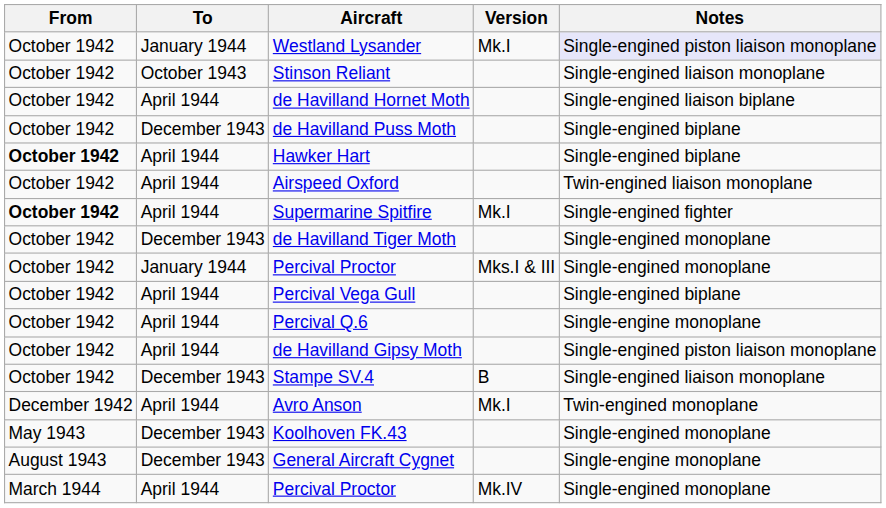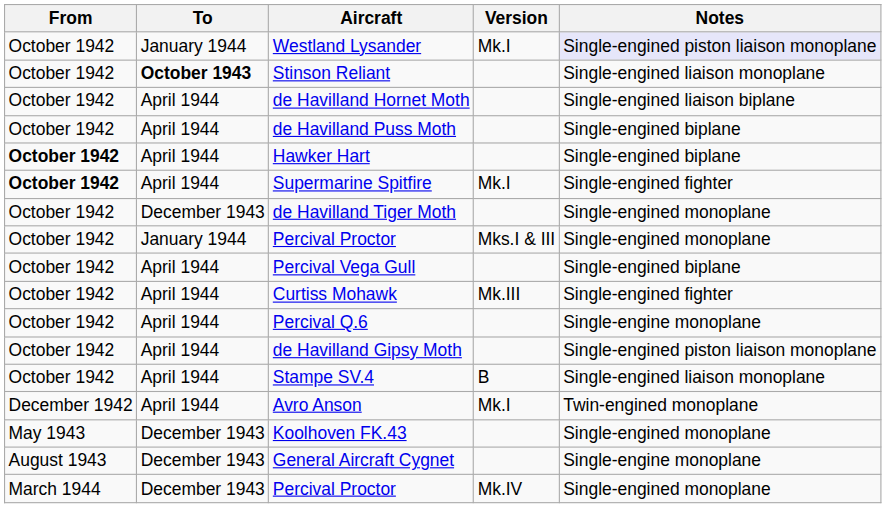(194, 73) normal -> (196, 73) bold
(203, 128) December 1943 -> (180, 128) April 1944
- row: (336, 184)
+ row: (335, 294)
(203, 377) December 1943 -> (180, 377) April 1944
(180, 488) April 1944 -> (203, 488) December 1943
